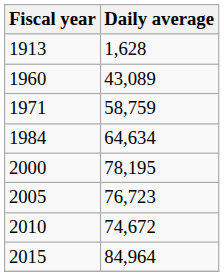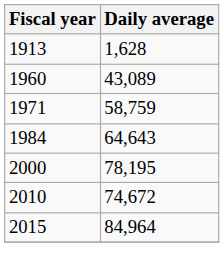(130, 138) 64,634 -> (130, 138) 64,643
- row: (28, 197)
